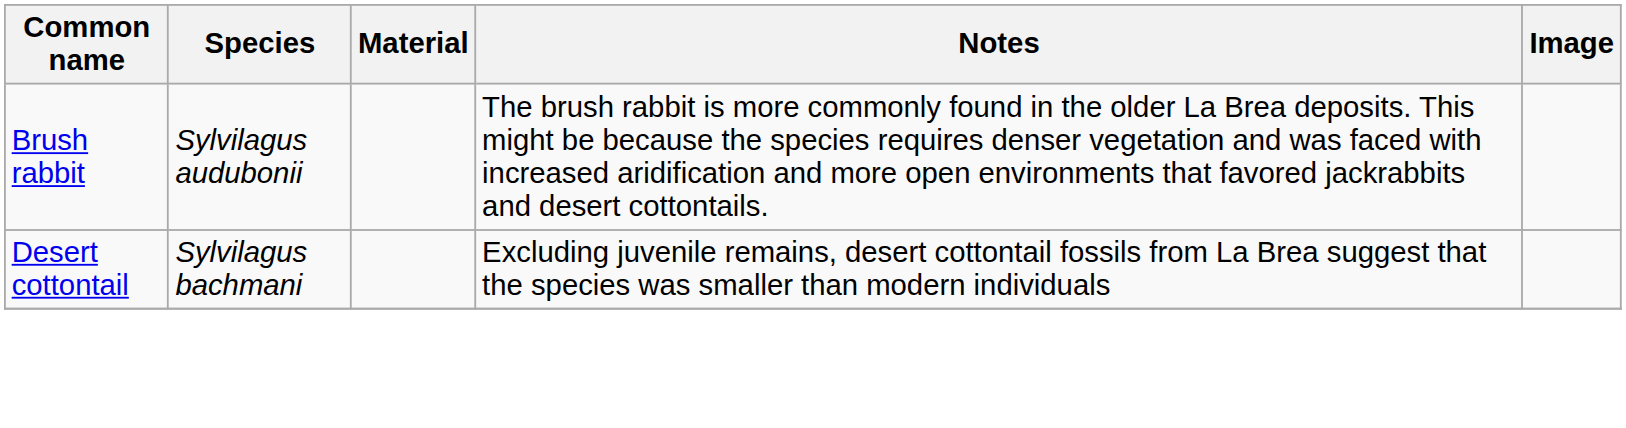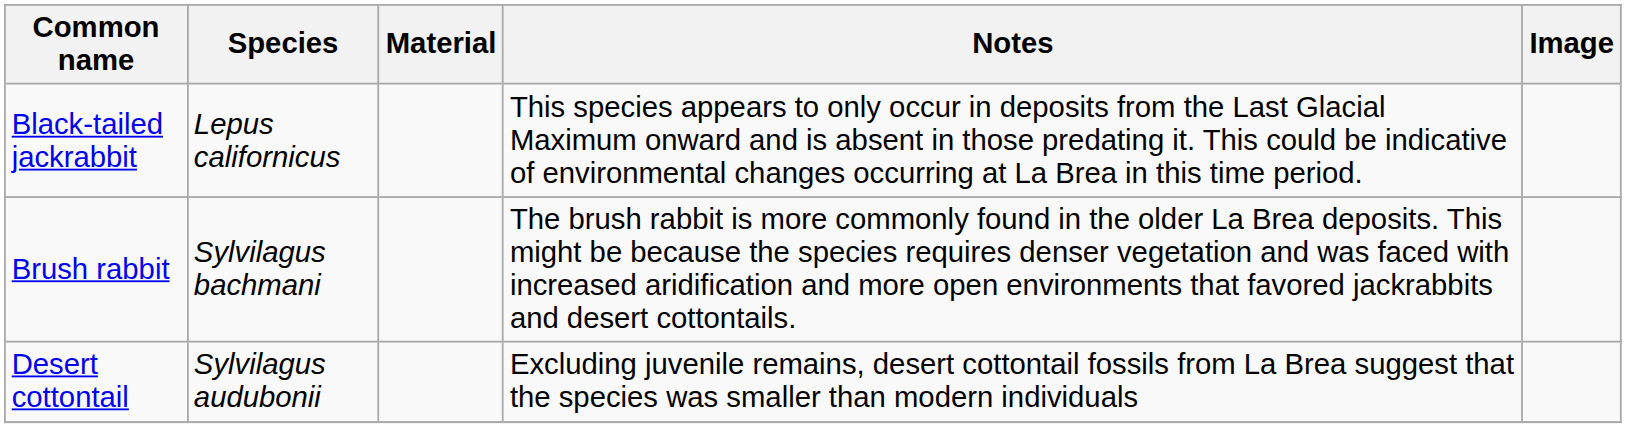+ row: (87, 140)
(241, 156) Sylvilagus audubonii -> (260, 268) Sylvilagus bachmani
(241, 268) Sylvilagus bachmani -> (260, 381) Sylvilagus audubonii
